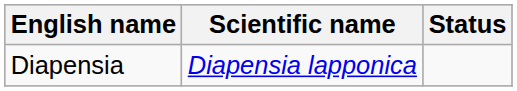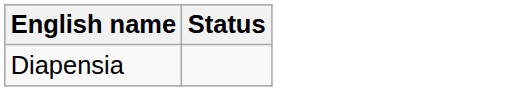- column: (302, 24)
